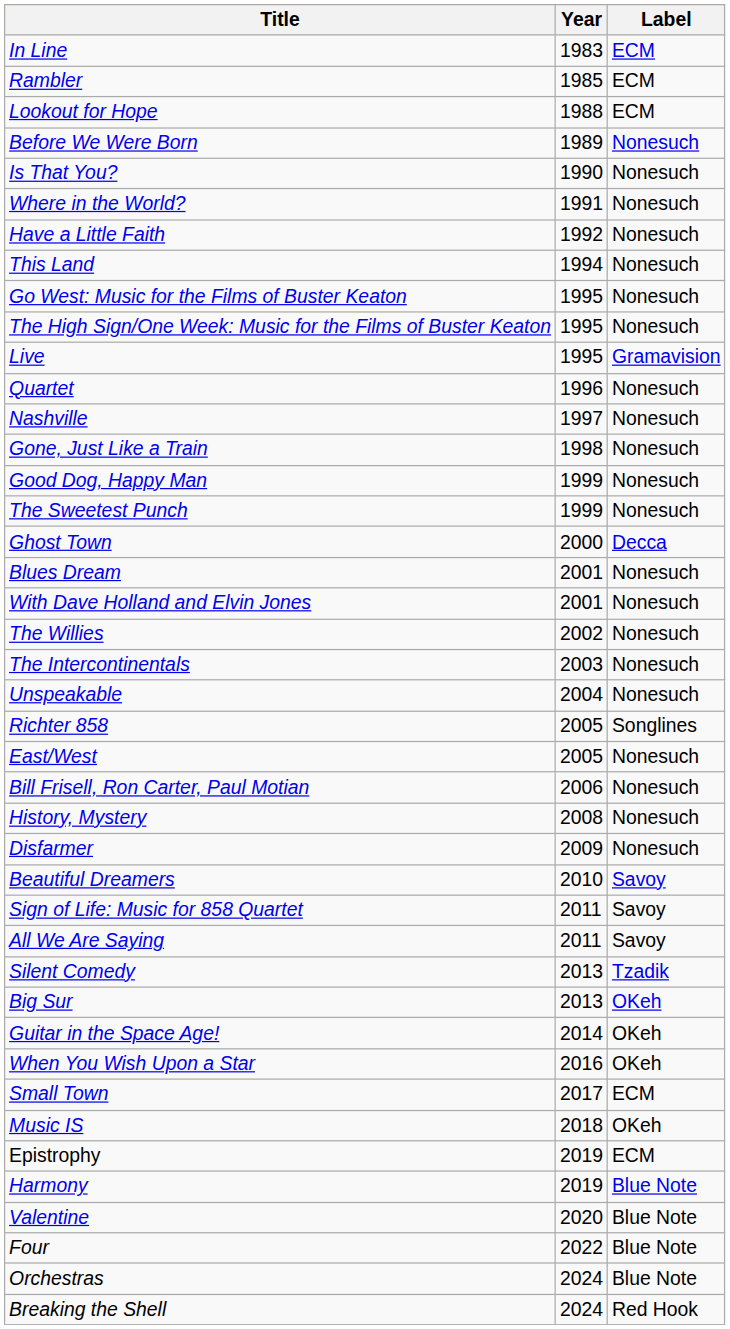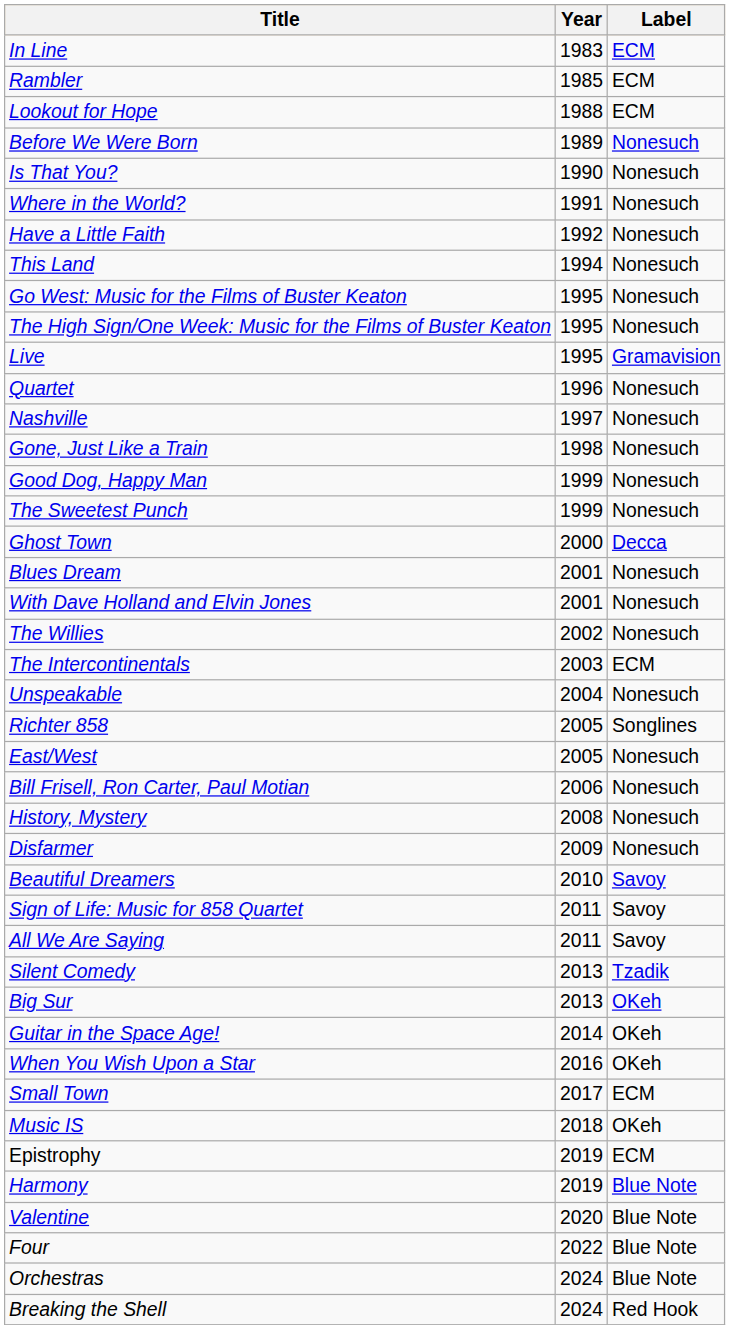(656, 664) Nonesuch -> (633, 664) ECM
